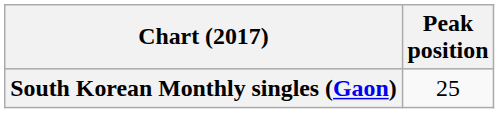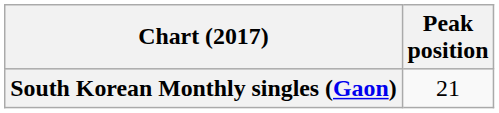(448, 88) 25 -> (448, 88) 21
